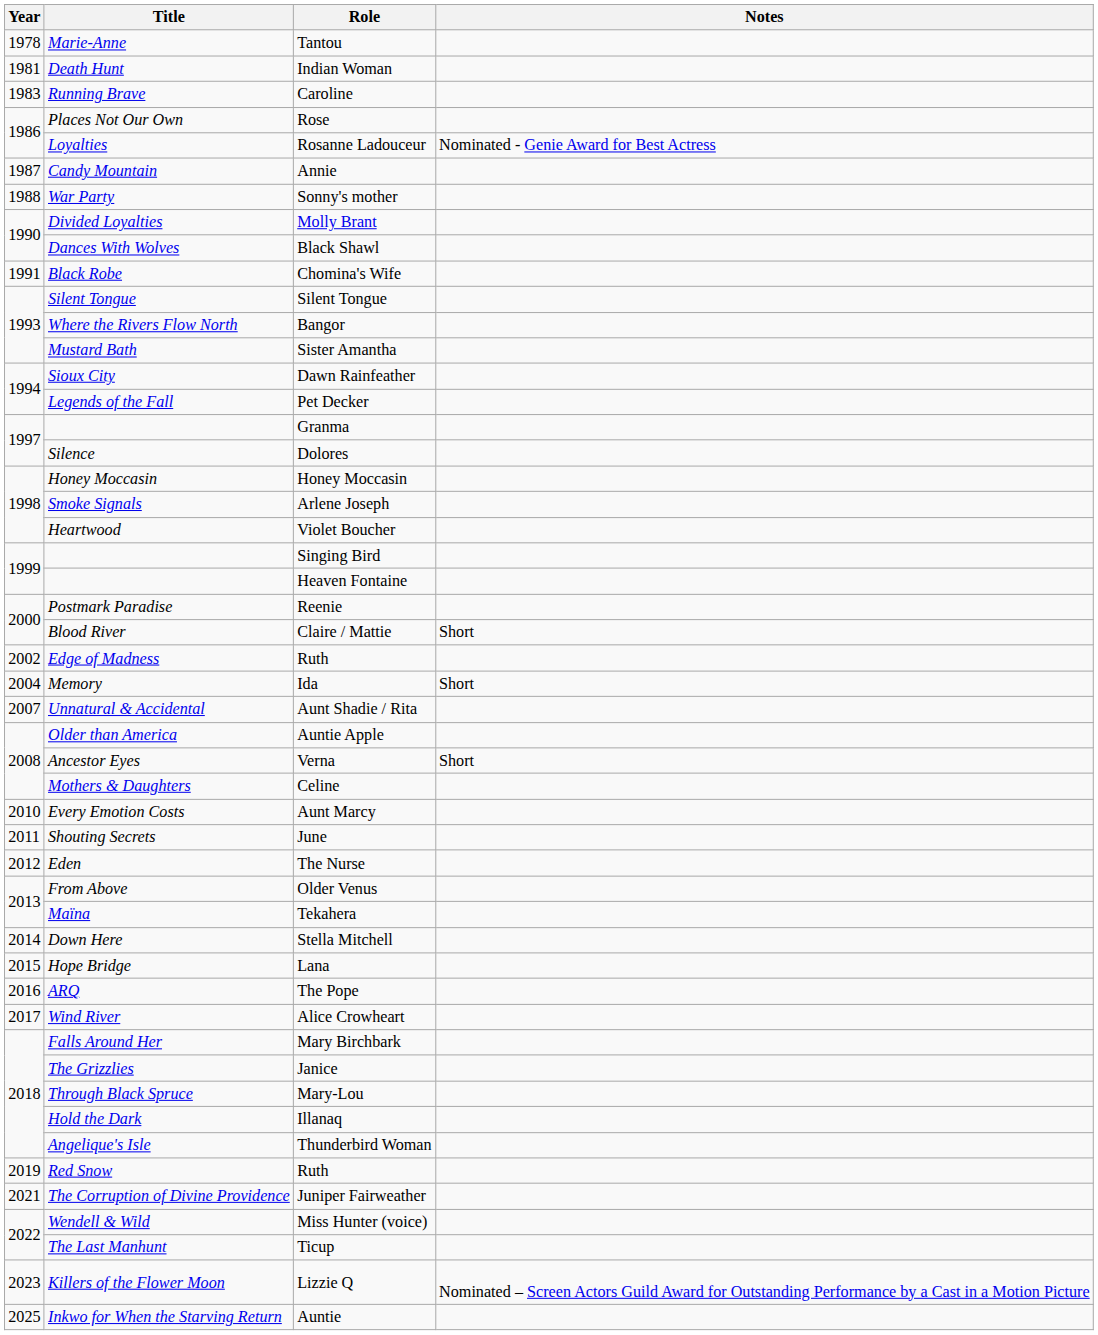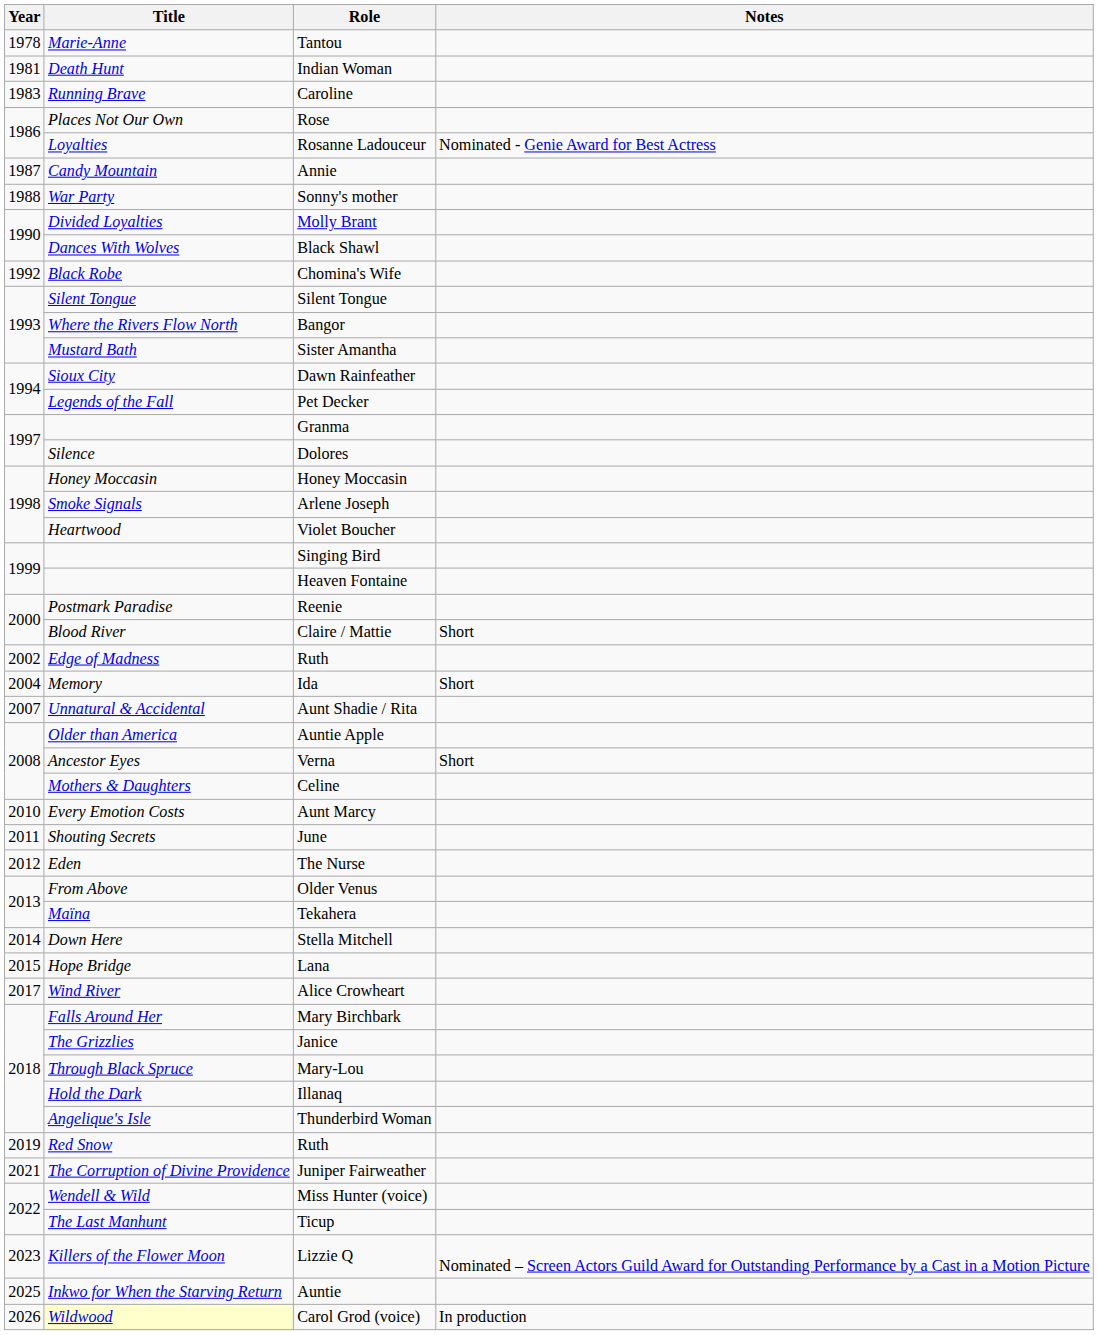(24, 273) 1991 -> (24, 273) 1992
- row: (64, 991)
+ row: (80, 1316)
